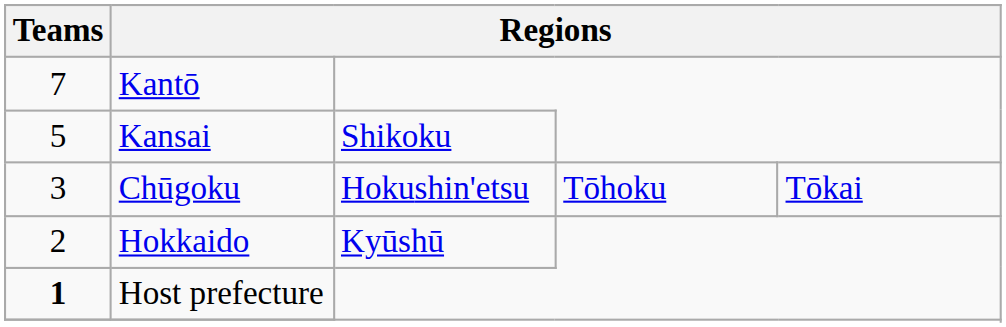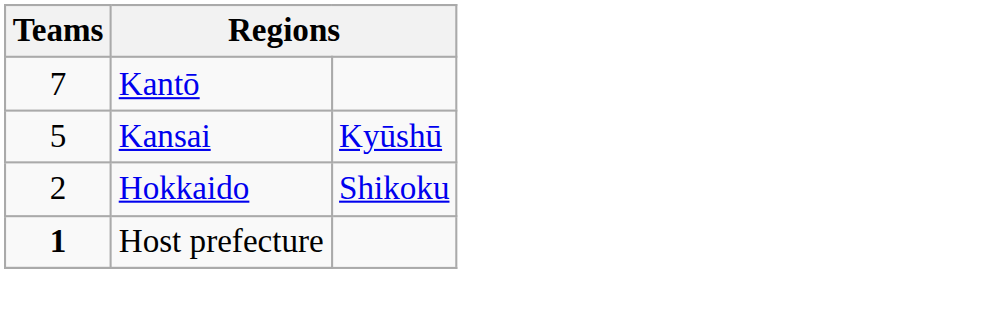(396, 135) Shikoku -> (391, 135) Kyūshū
- row: (179, 188)
(393, 240) Kyūshū -> (394, 188) Shikoku
